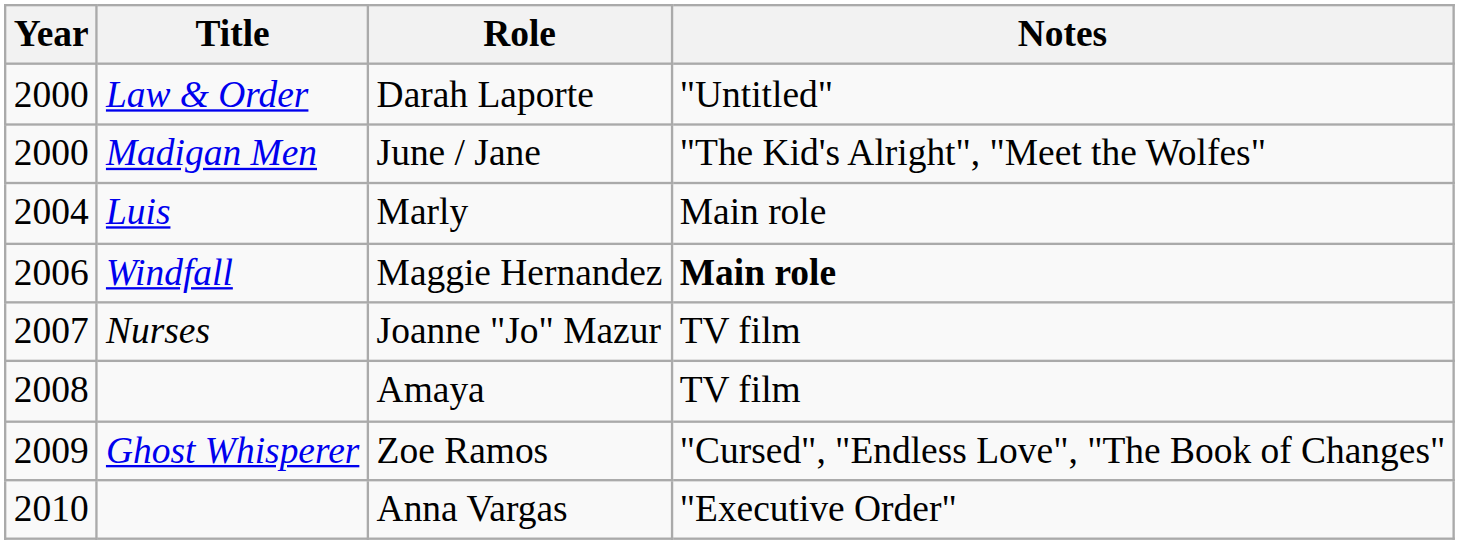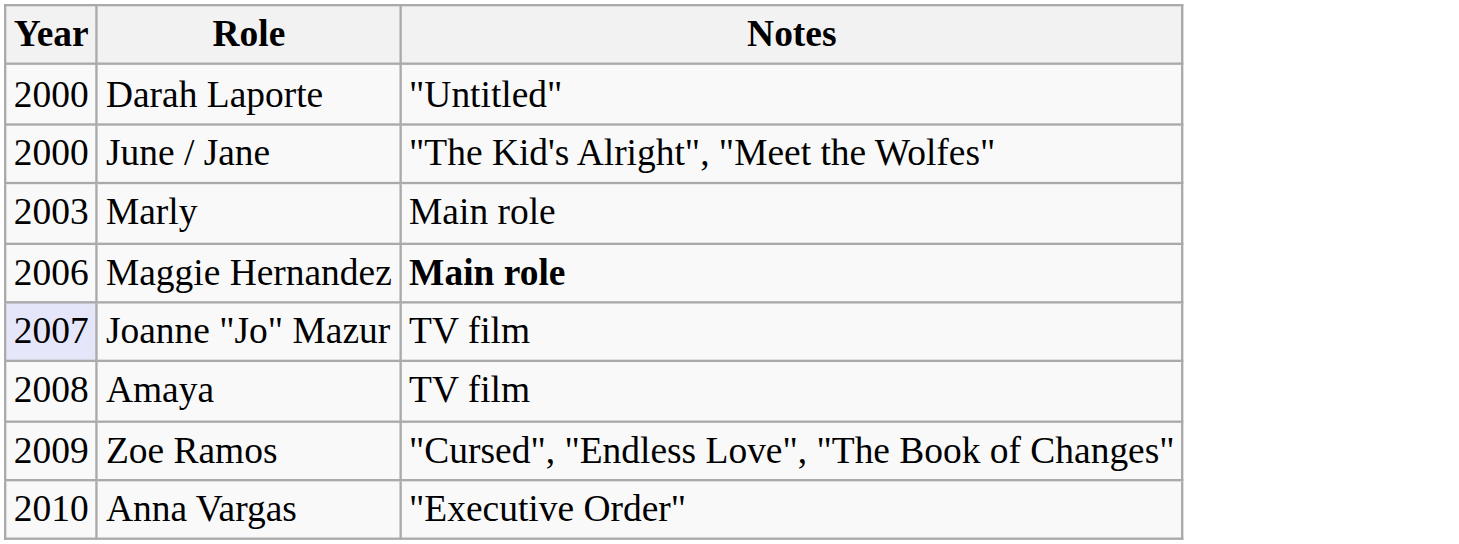- column: (233, 34)
(51, 212) 2004 -> (51, 212) 2003
(51, 331) no background -> (51, 331) lavender background
